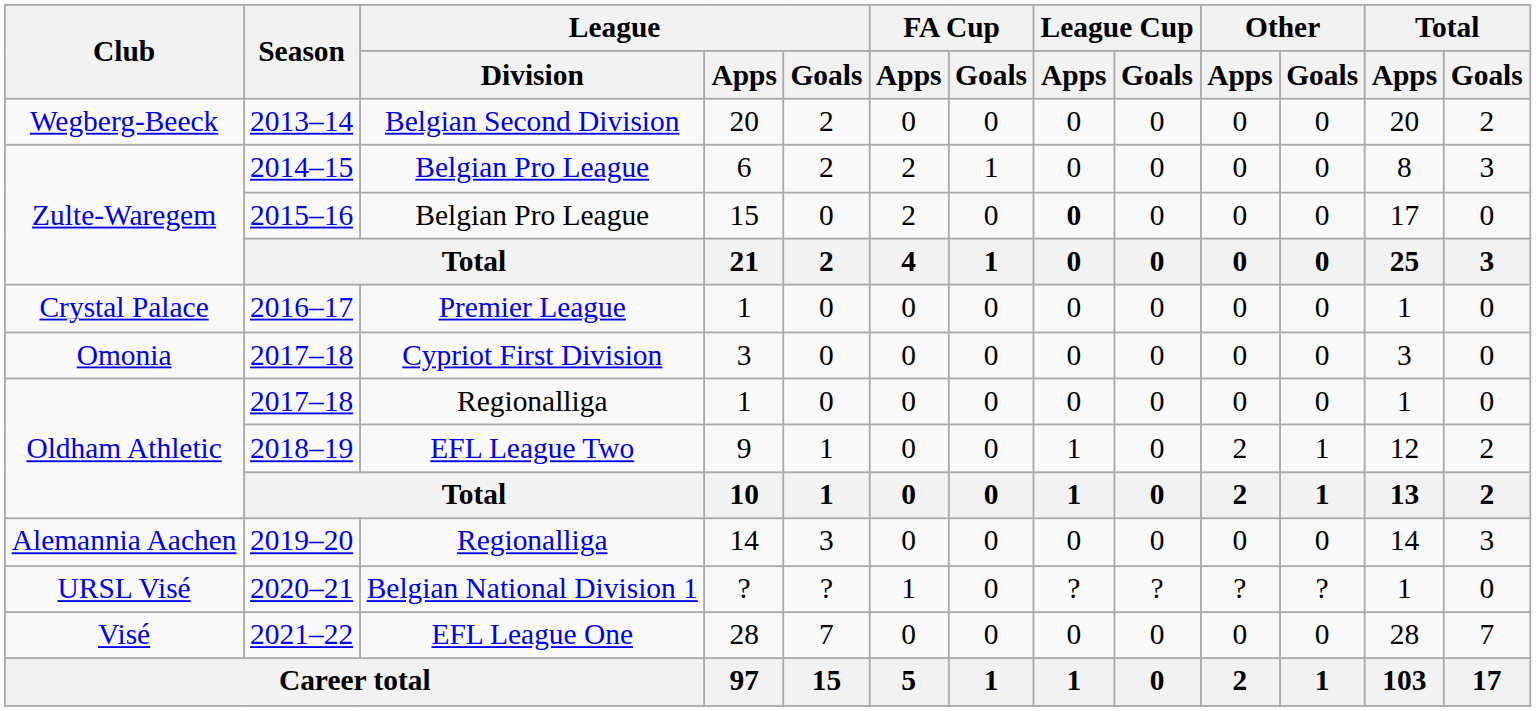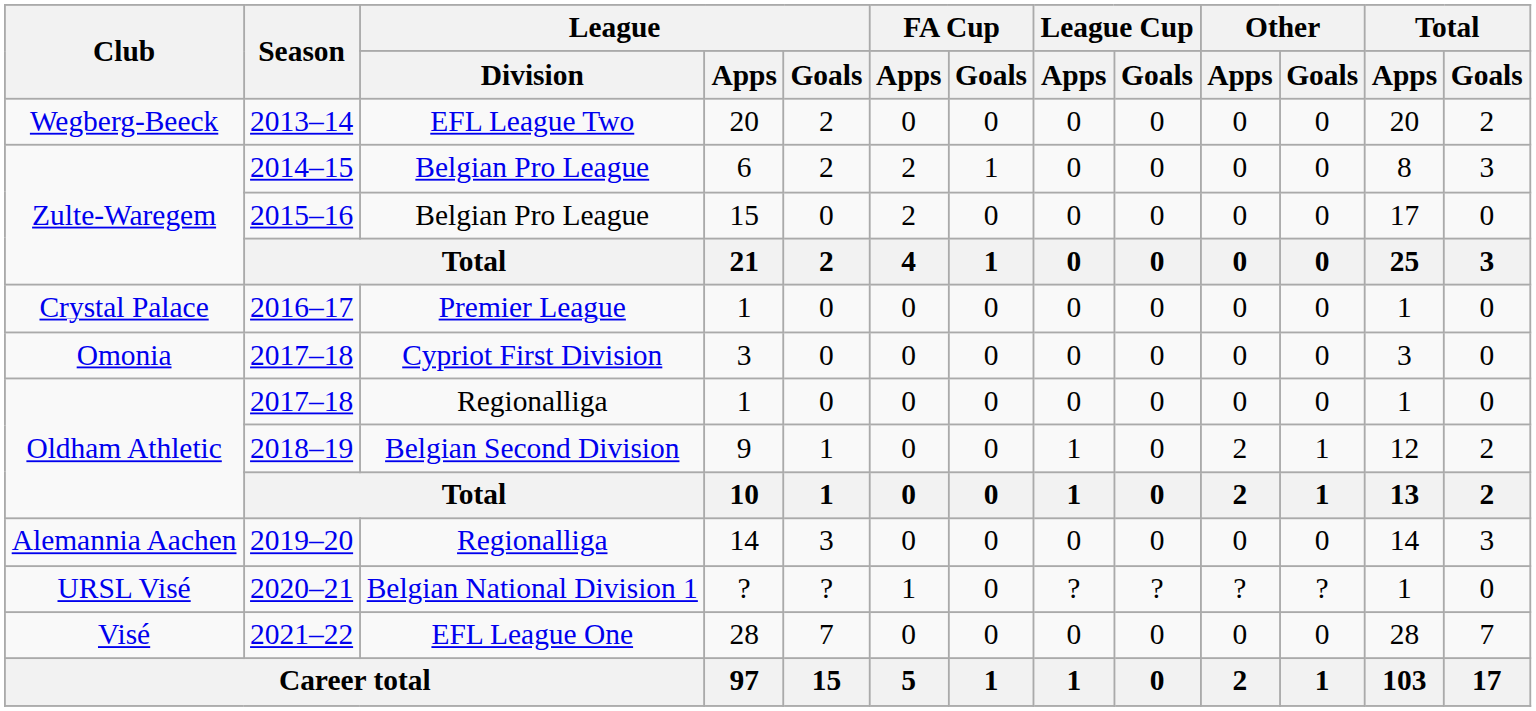(532, 121) Belgian Second Division -> (532, 121) EFL League Two
(1074, 214) bold -> (1074, 214) normal
(532, 448) EFL League Two -> (532, 448) Belgian Second Division
